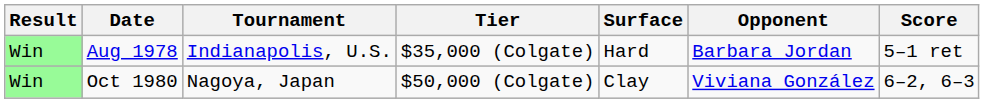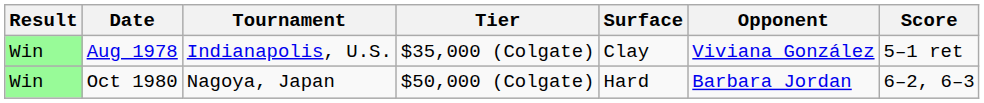(626, 51) Hard -> (626, 51) Clay
(772, 51) Barbara Jordan -> (783, 51) Viviana González
(626, 82) Clay -> (626, 82) Hard
(783, 82) Viviana González -> (772, 82) Barbara Jordan
